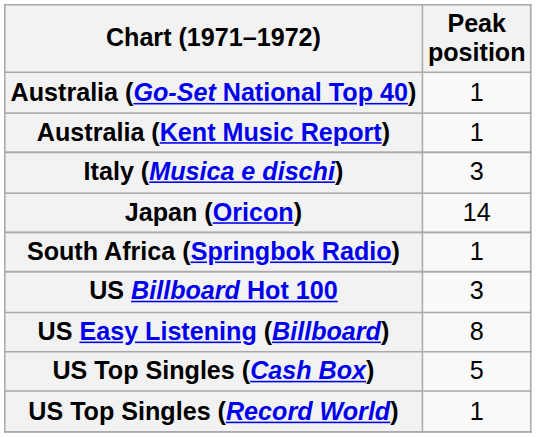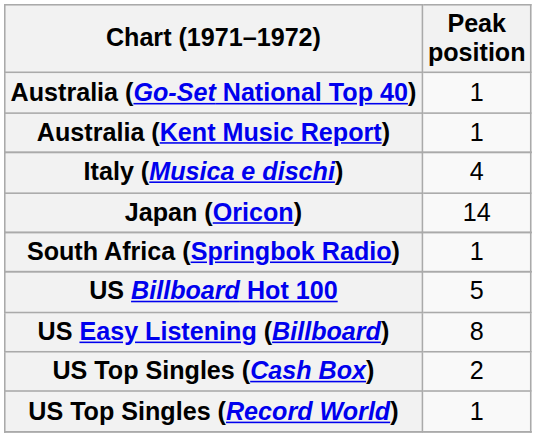(477, 172) 3 -> (477, 172) 4
(477, 291) 3 -> (477, 291) 5
(477, 371) 5 -> (477, 371) 2
